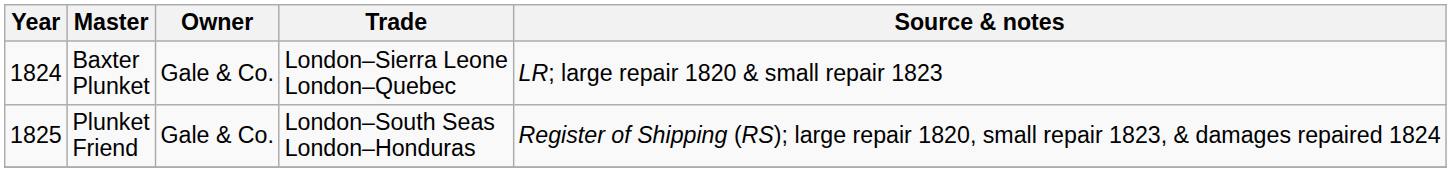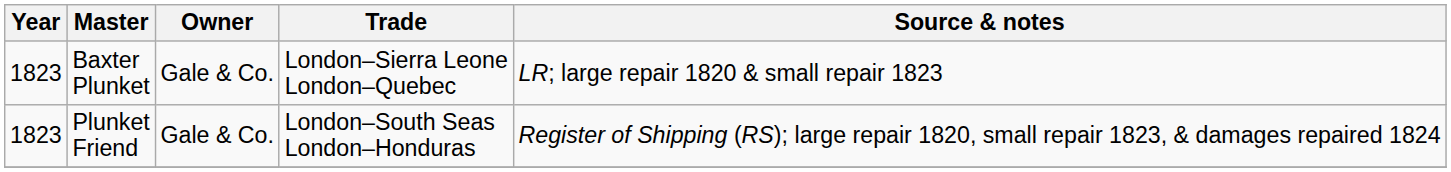(36, 72) 1824 -> (36, 72) 1823
(36, 135) 1825 -> (36, 135) 1823
